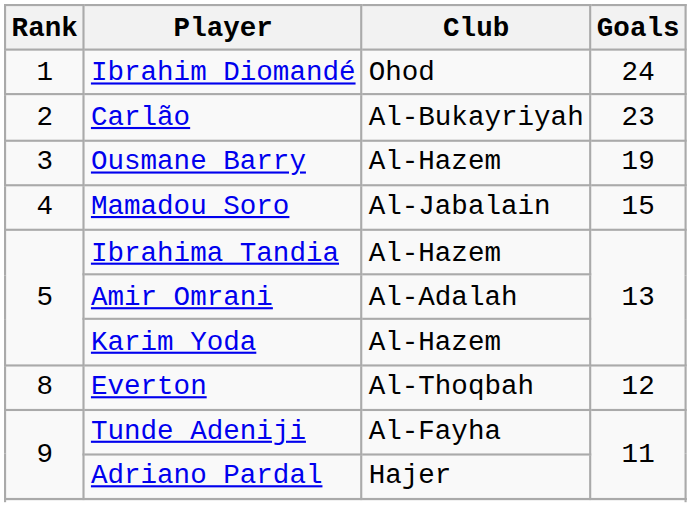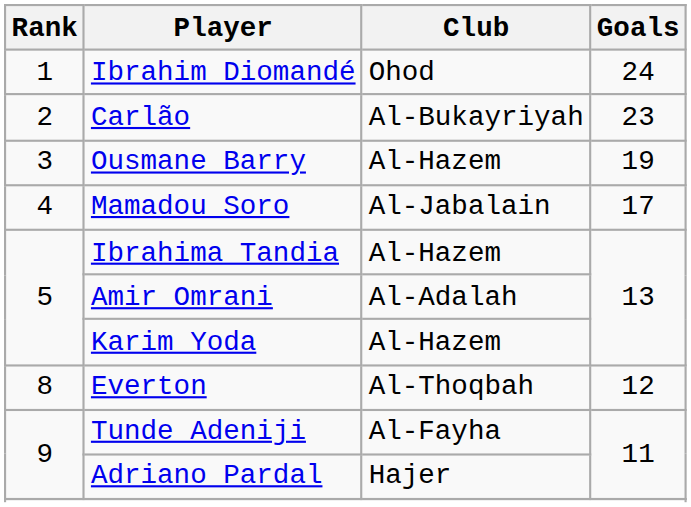(638, 207) 15 -> (638, 207) 17
